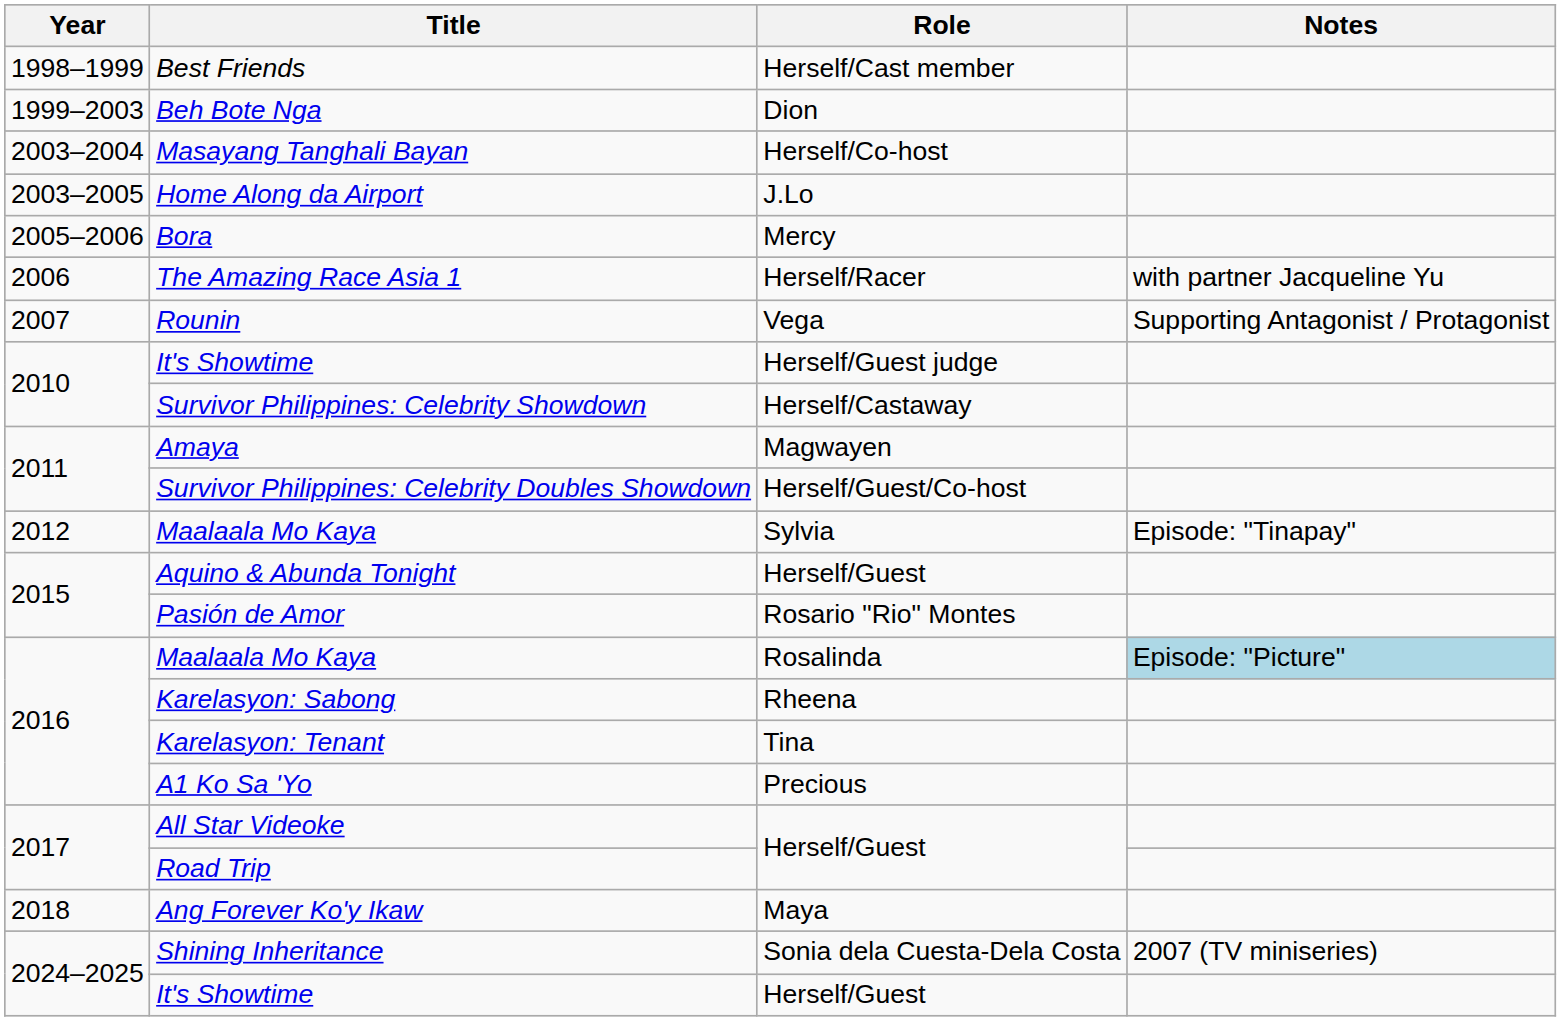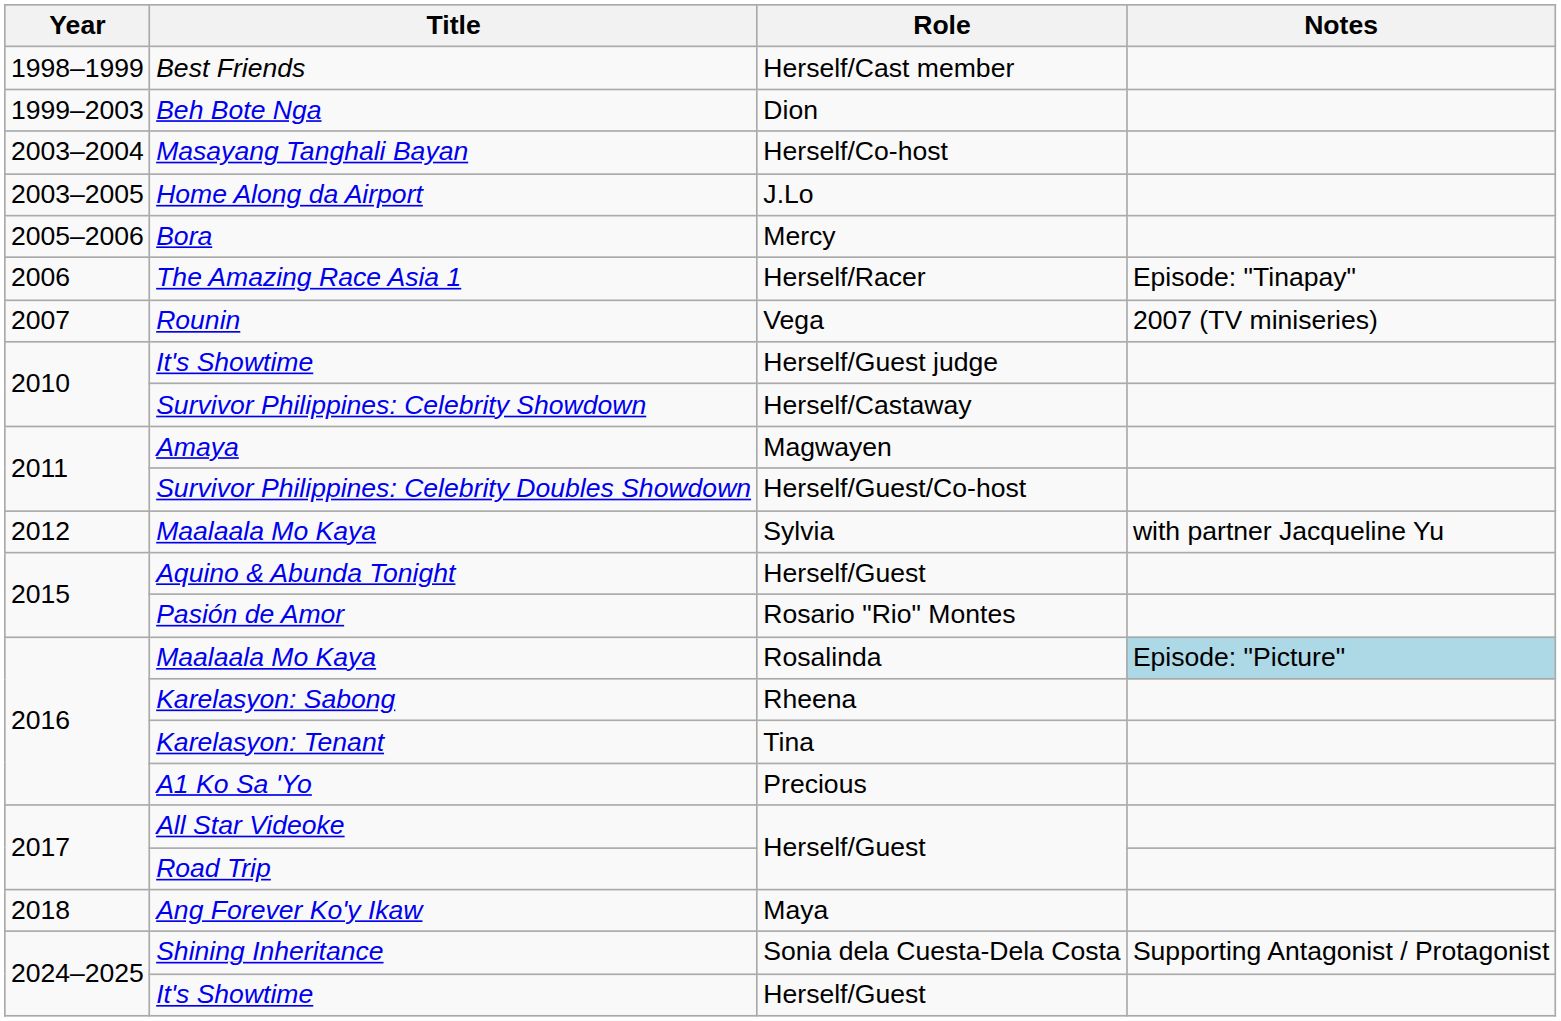(1288, 278) with partner Jacqueline Yu -> (1244, 278) Episode: "Tinapay"
(1341, 320) Supporting Antagonist / Protagonist -> (1255, 320) 2007 (TV miniseries)
(1244, 531) Episode: "Tinapay" -> (1288, 531) with partner Jacqueline Yu
(1255, 952) 2007 (TV miniseries) -> (1341, 952) Supporting Antagonist / Protagonist
